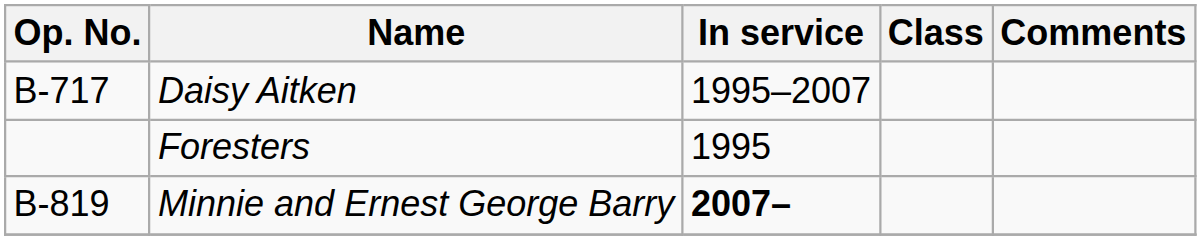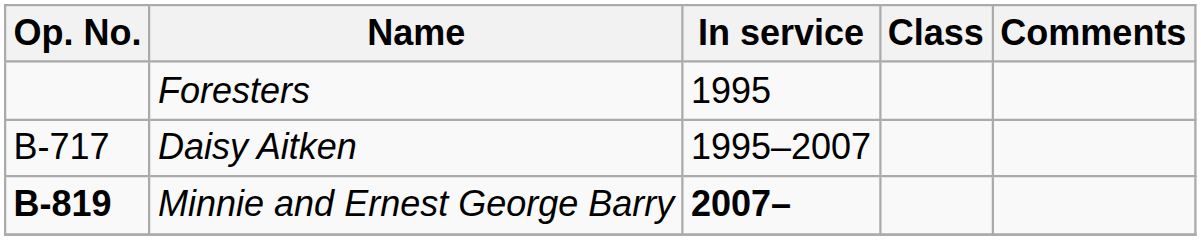rows swapped: (234, 147) <-> (257, 90)
(61, 204) normal -> (62, 204) bold
